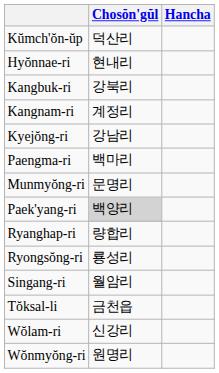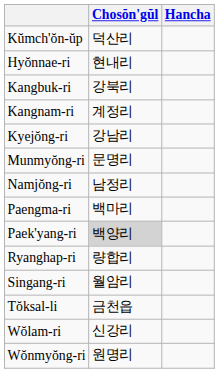rows swapped: (46, 184) <-> (39, 160)
+ row: (40, 184)
- row: (45, 258)
